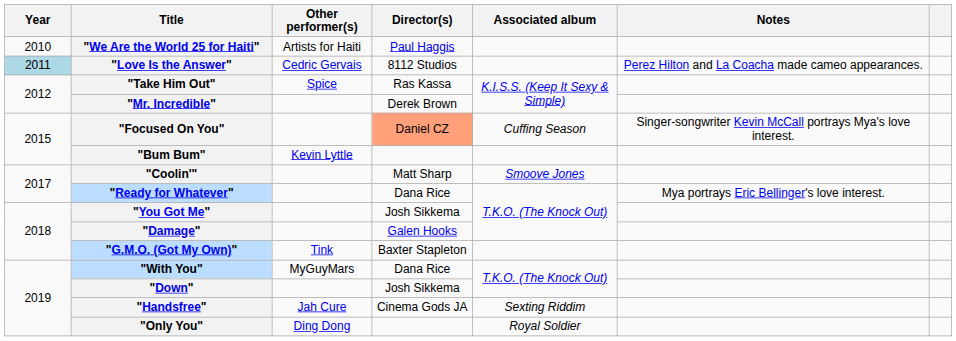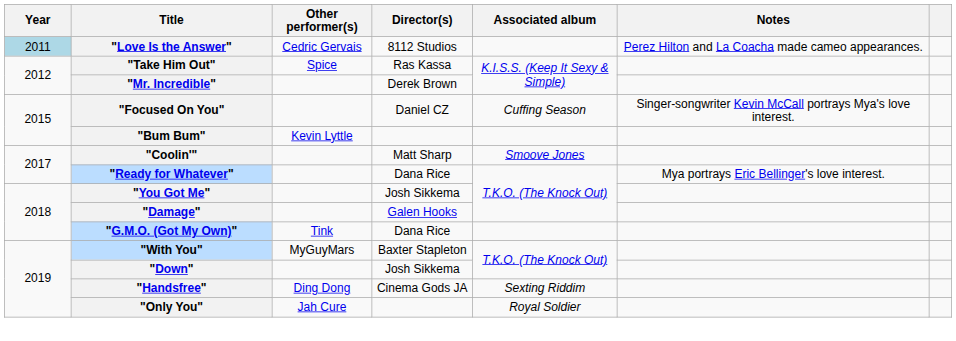- row: (172, 46)
(422, 129) lightsalmon background -> (422, 110) no background
(422, 250) Baxter Stapleton -> (422, 231) Dana Rice
(422, 269) Dana Rice -> (422, 250) Baxter Stapleton
(322, 307) Jah Cure -> (322, 288) Ding Dong
(322, 326) Ding Dong -> (322, 307) Jah Cure
